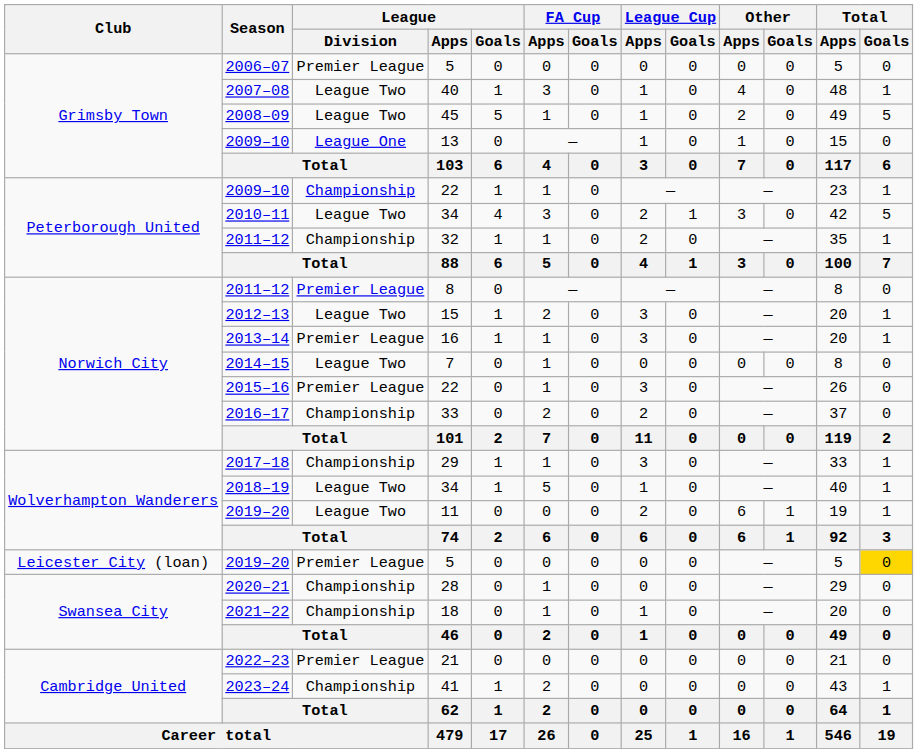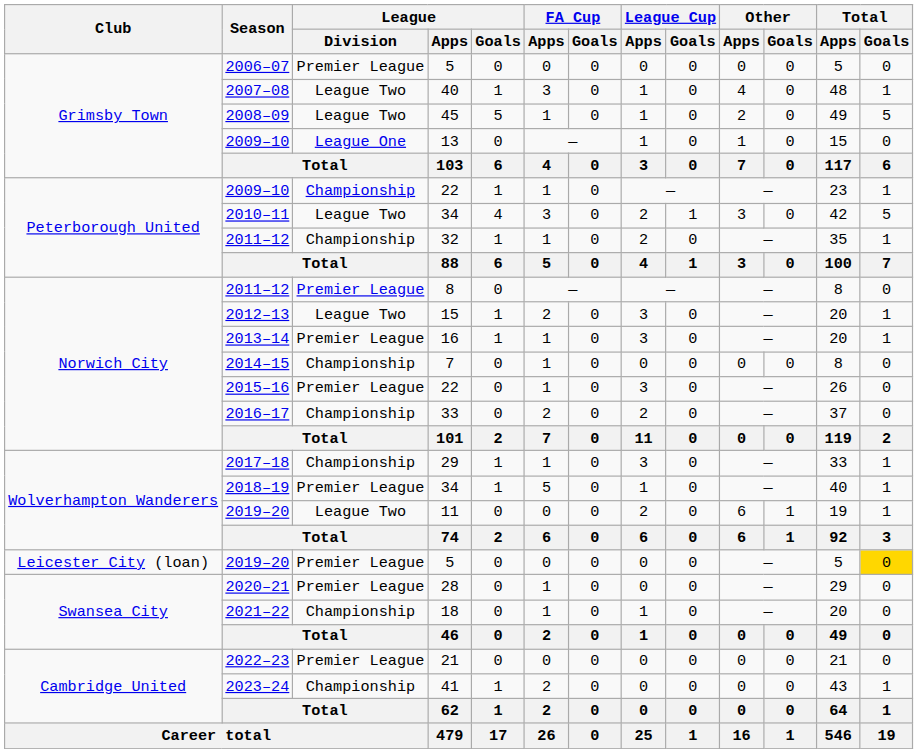(360, 364) League Two -> (360, 364) Championship
(360, 488) League Two -> (360, 488) Premier League
(360, 587) Championship -> (360, 587) Premier League
